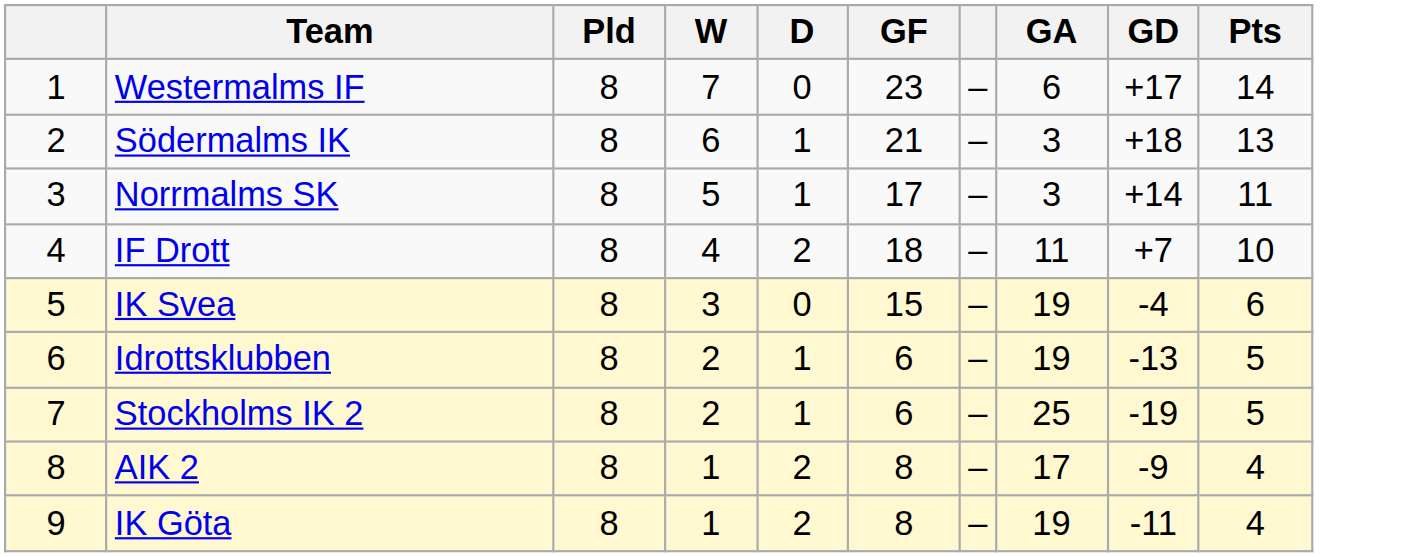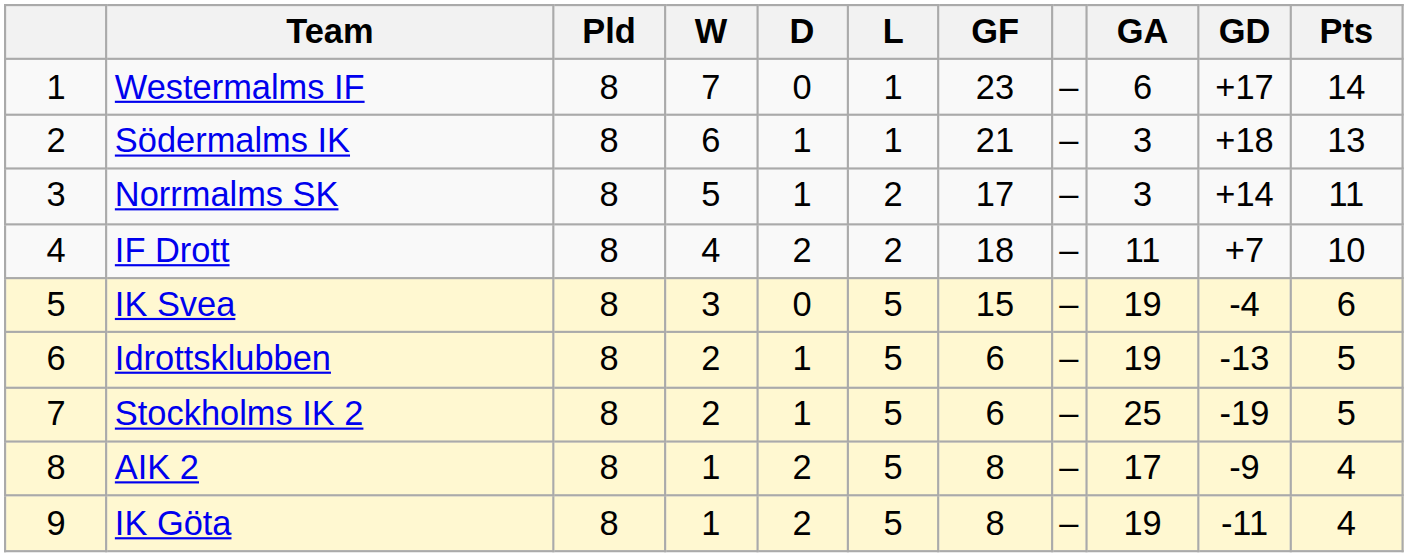+ column: (893, 31)
